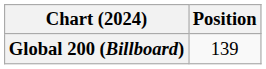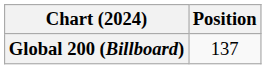(225, 48) 139 -> (225, 48) 137
